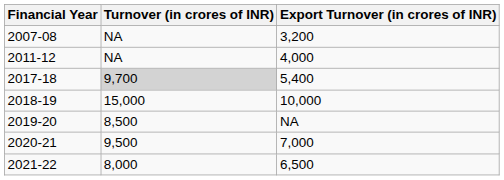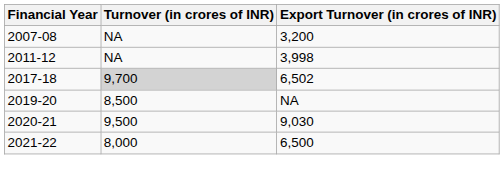(297, 57) 4,000 -> (297, 57) 3,998
(297, 79) 5,400 -> (297, 79) 6,502
- row: (32, 100)
(297, 143) 7,000 -> (297, 121) 9,030
